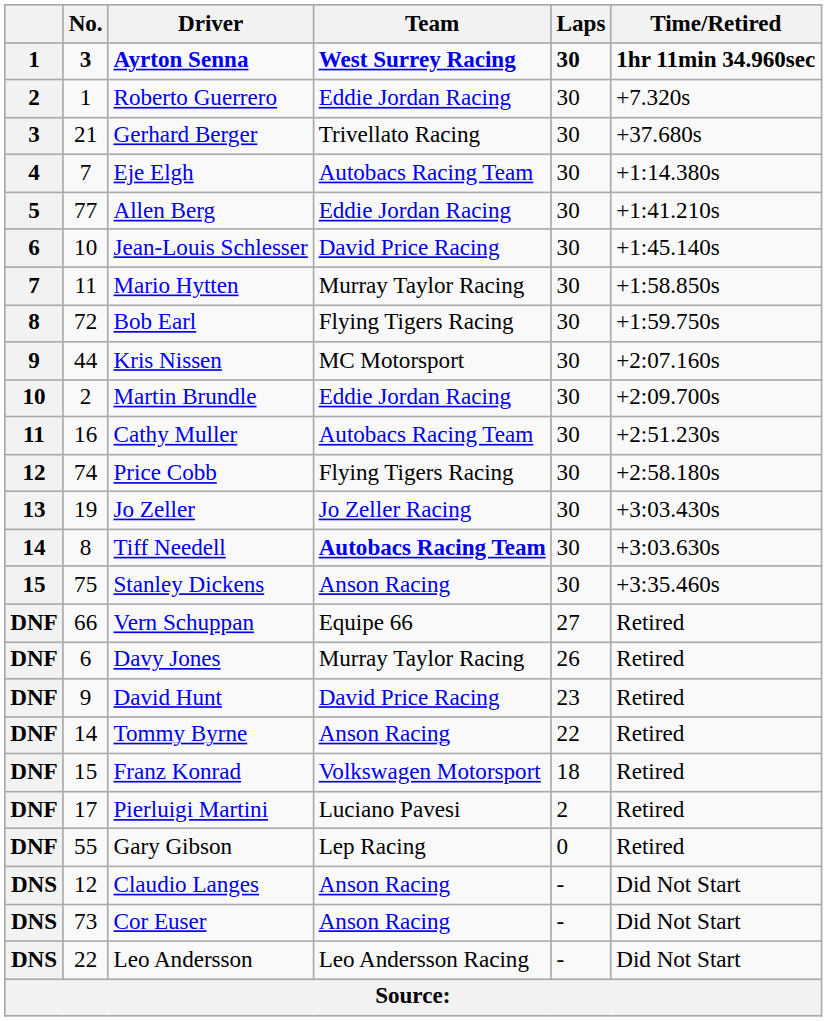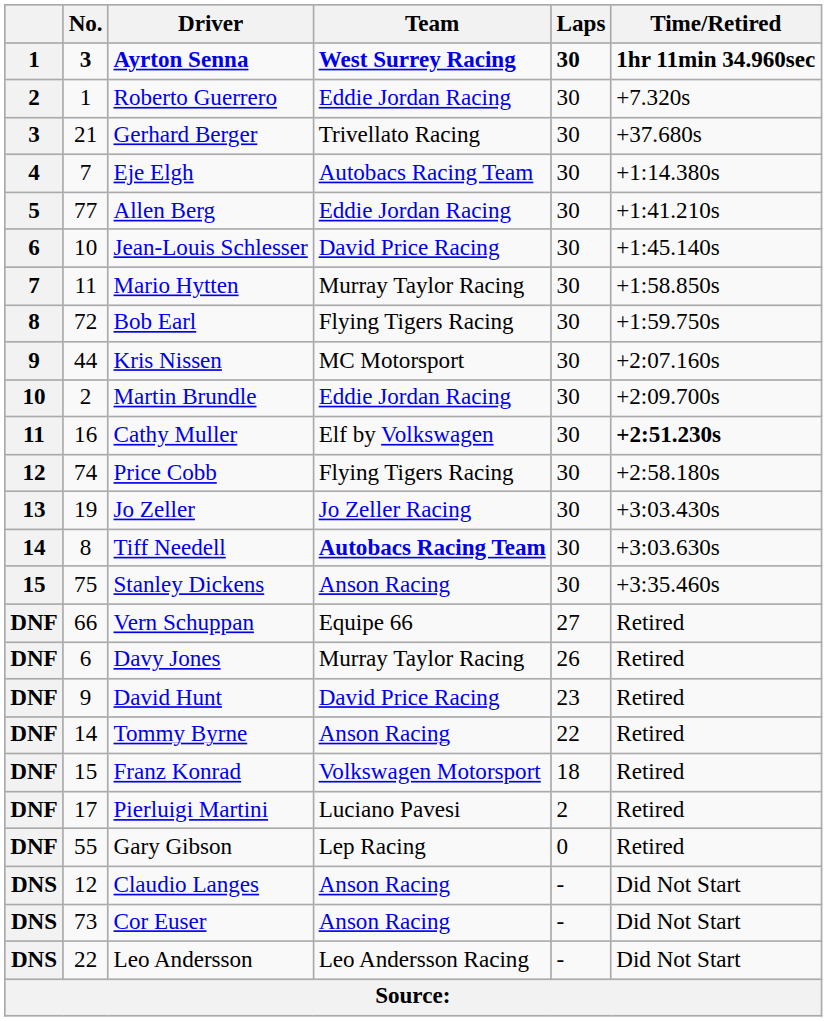(426, 435) Autobacs Racing Team -> (406, 435) Elf by Volkswagen
(668, 435) normal -> (669, 435) bold
